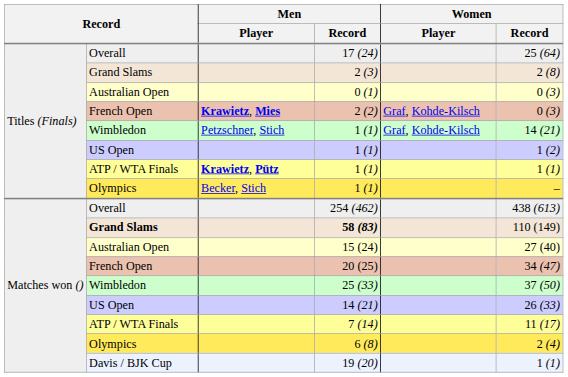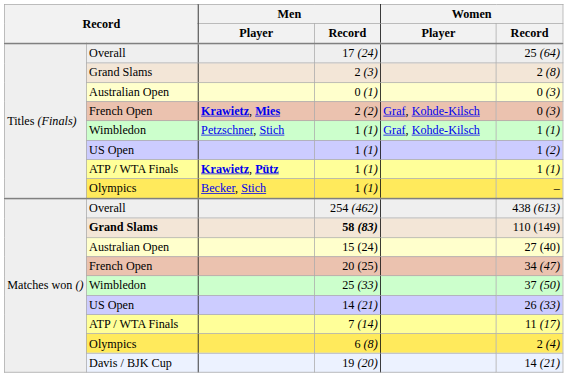(542, 130) 14 (21) -> (548, 130) 1 (1)
(548, 362) 1 (1) -> (542, 362) 14 (21)
